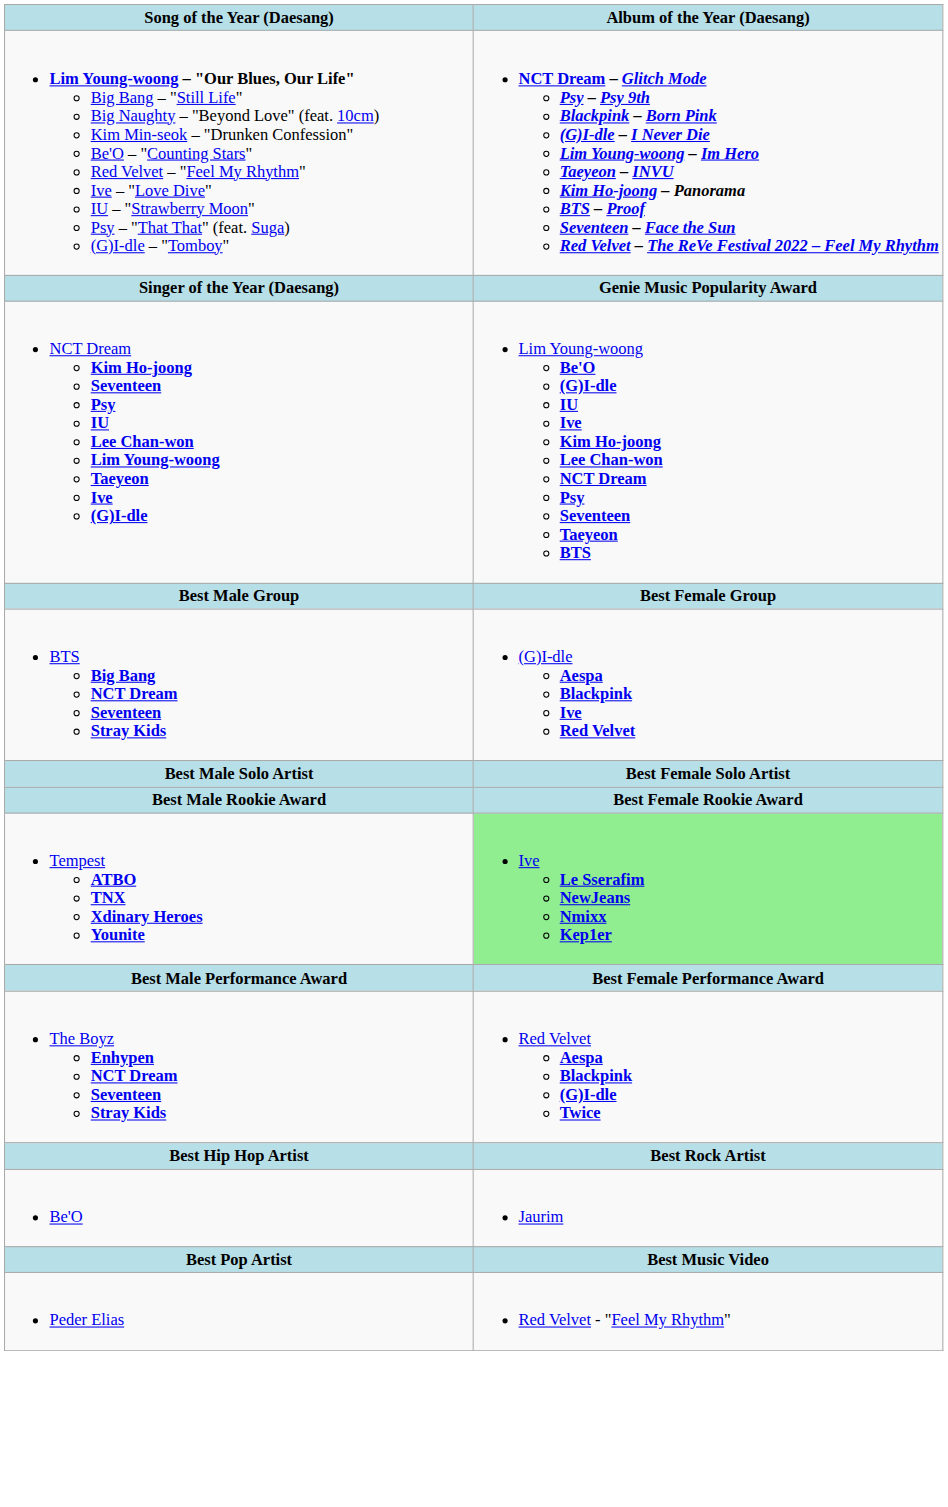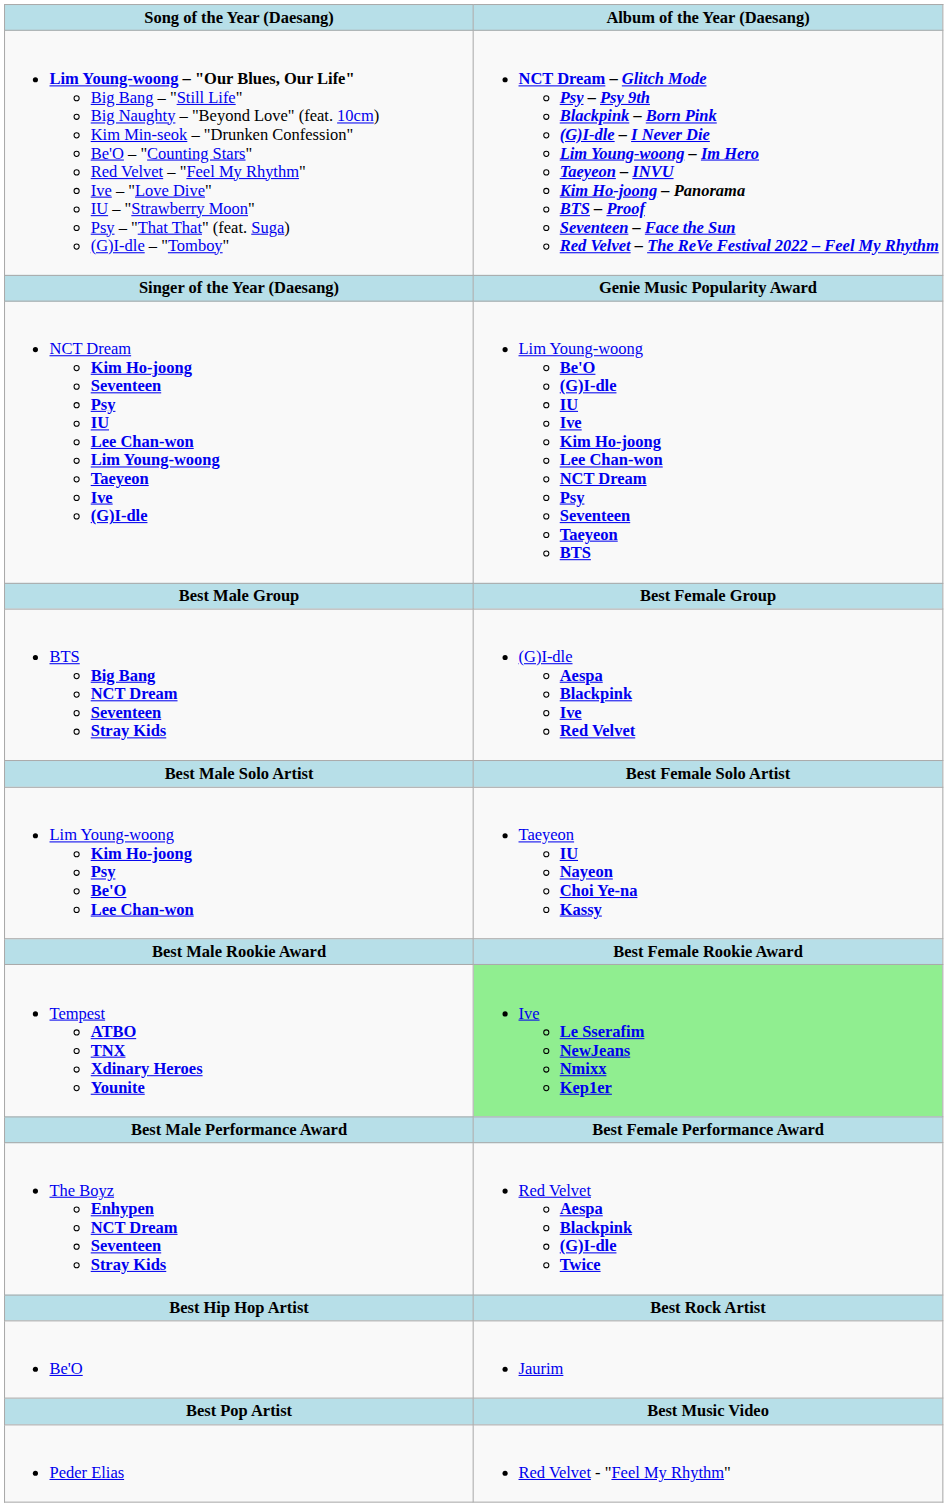+ row: (239, 872)
